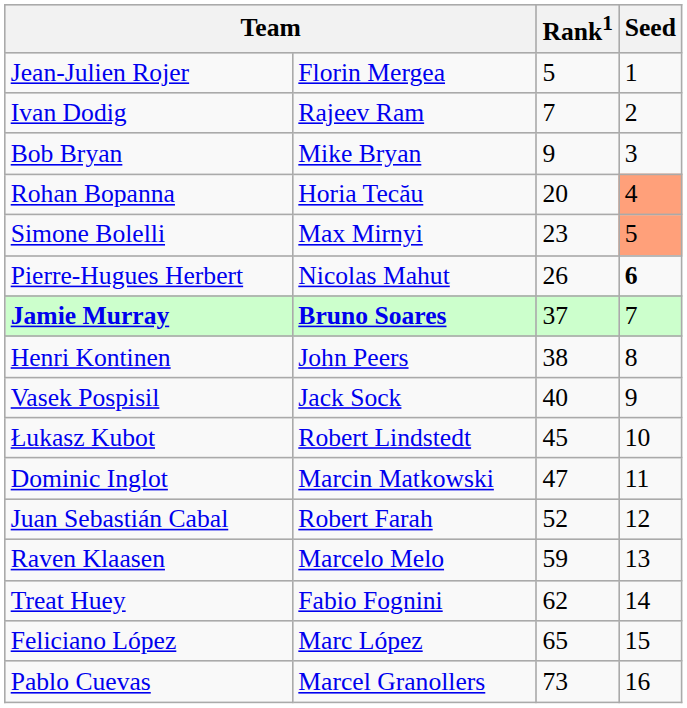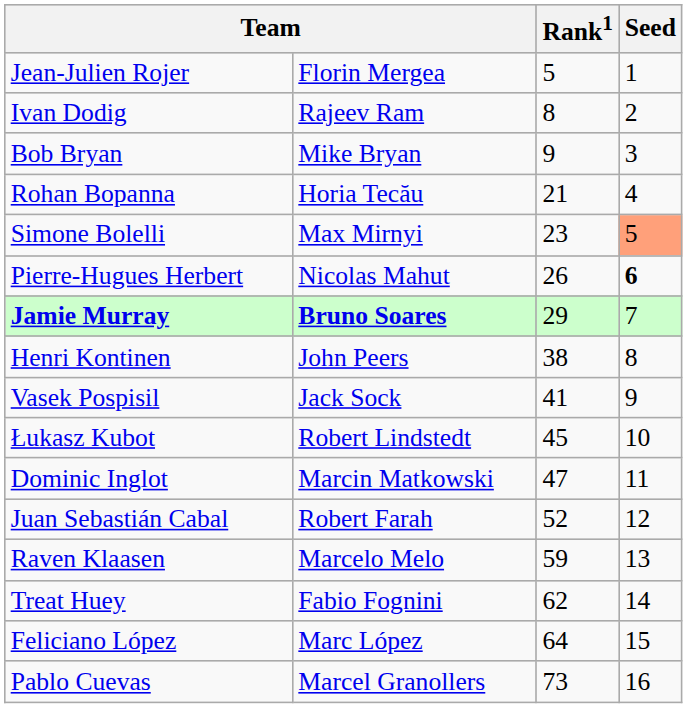(549, 112) 7 -> (549, 112) 8
(555, 194) 20 -> (555, 194) 21
(631, 194) lightsalmon background -> (631, 194) no background
(555, 315) 37 -> (555, 315) 29
(555, 397) 40 -> (555, 397) 41
(555, 640) 65 -> (555, 640) 64
